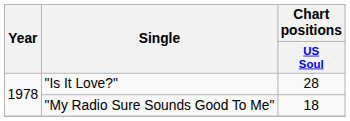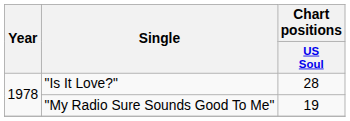(311, 105) 18 -> (311, 105) 19
